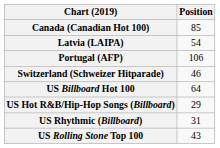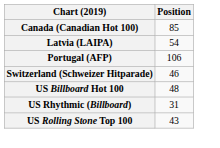(196, 89) 64 -> (174, 89) 48
- row: (91, 105)
